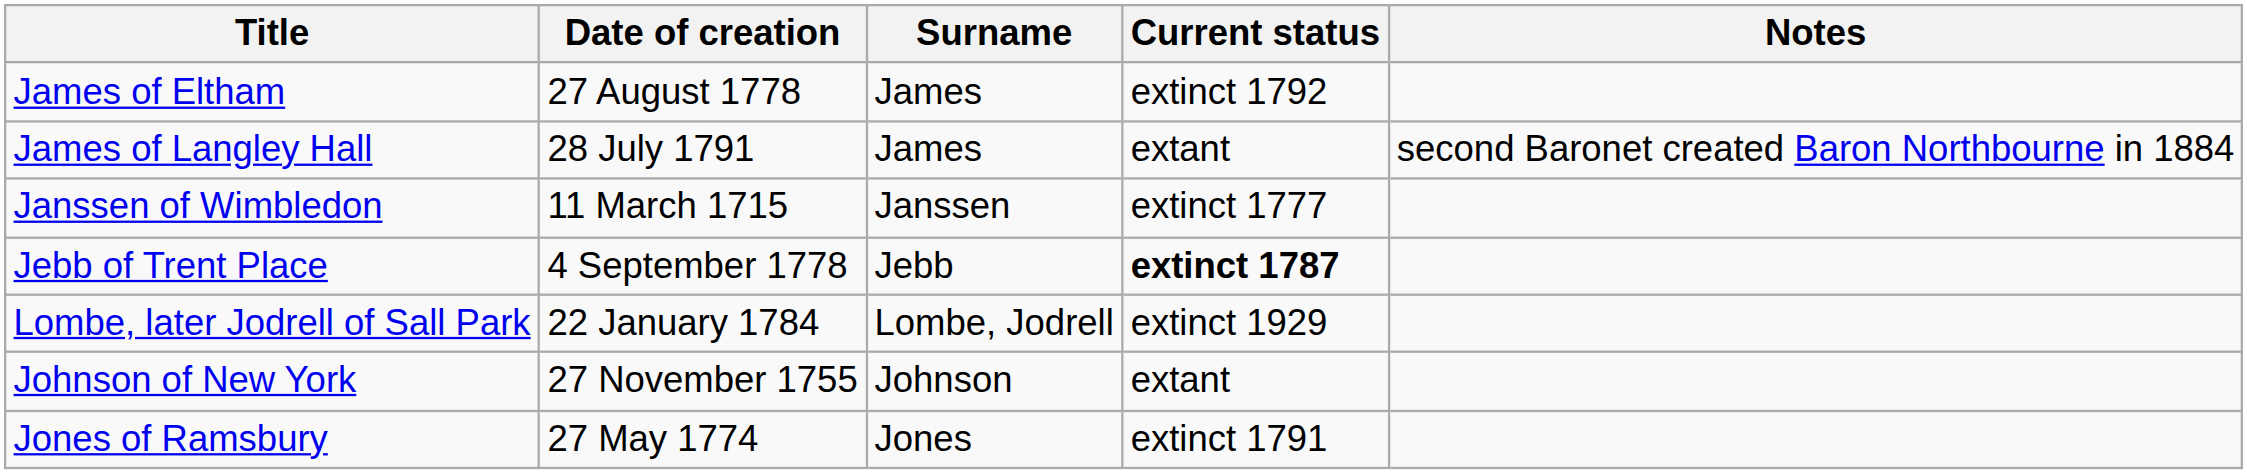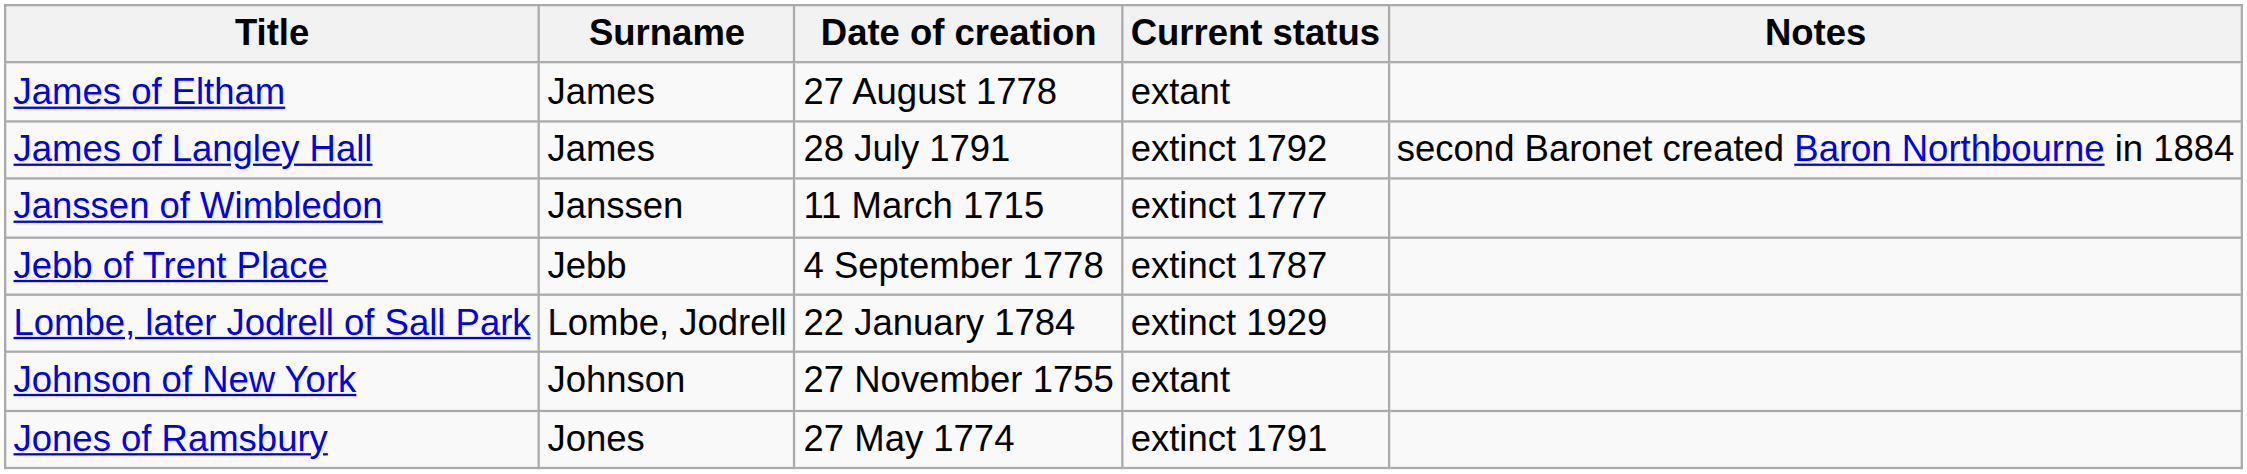columns swapped: (703, 33) <-> (994, 33)
(1229, 91) extinct 1792 -> (1180, 91) extant
(1180, 149) extant -> (1229, 149) extinct 1792
(1235, 264) bold -> (1229, 264) normal
